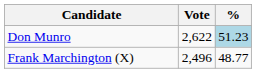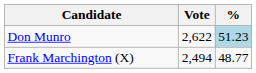(197, 57) 2,496 -> (197, 57) 2,494
